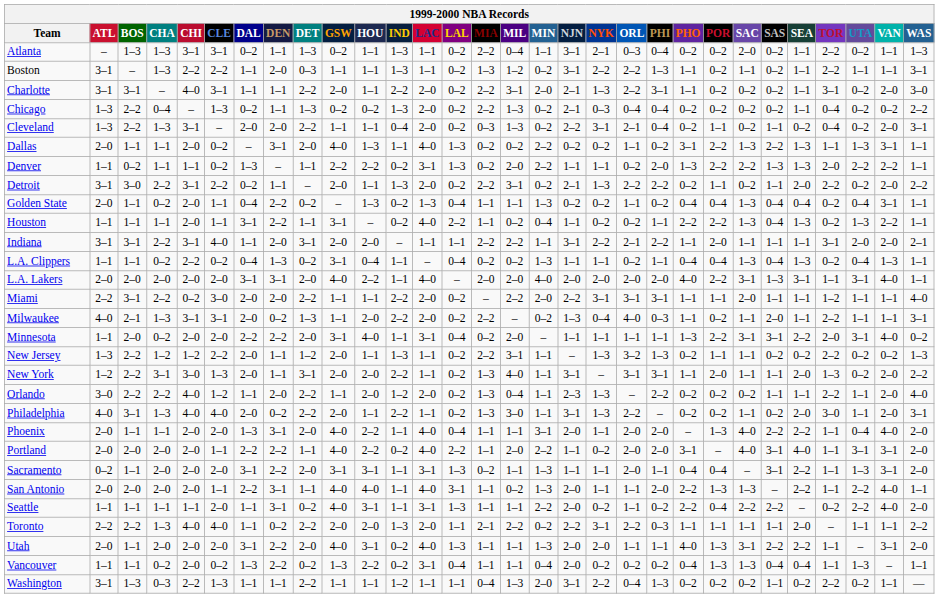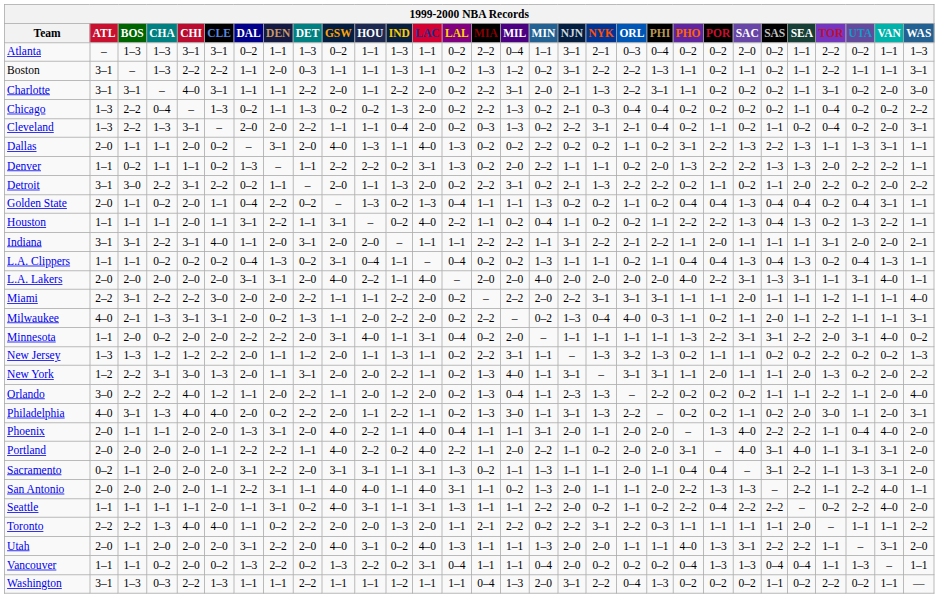(191, 261) 2–2 -> (191, 261) 0–2
(191, 299) 0–2 -> (191, 299) 2–2
(132, 356) 2–2 -> (132, 356) 1–3
